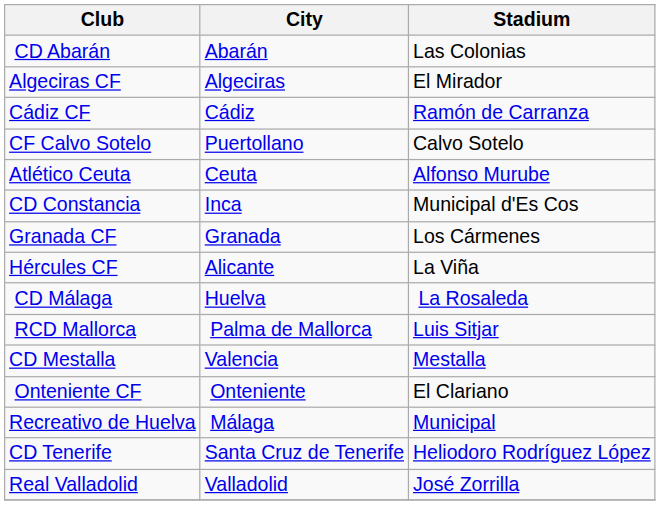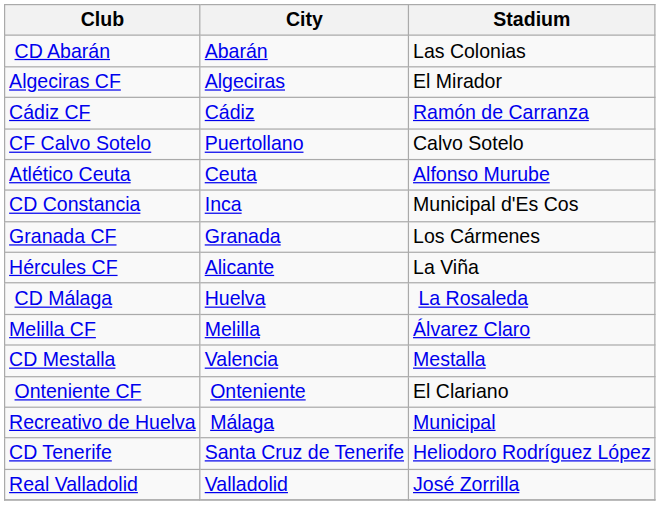- row: (73, 329)
+ row: (52, 329)
